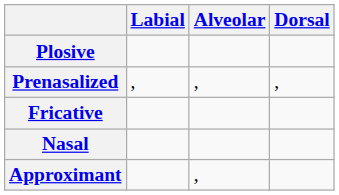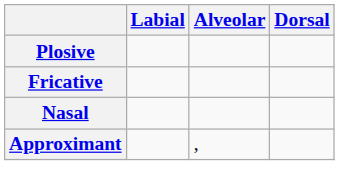- row: (65, 81)
